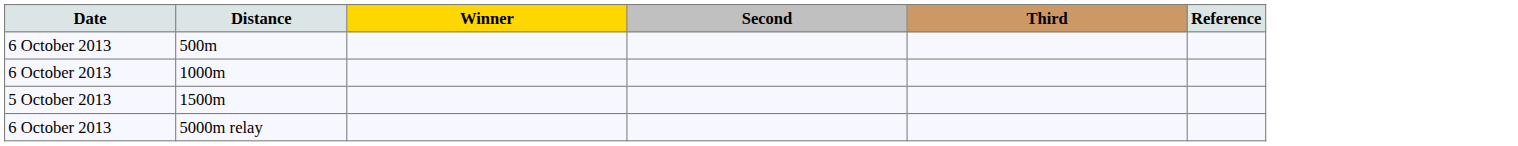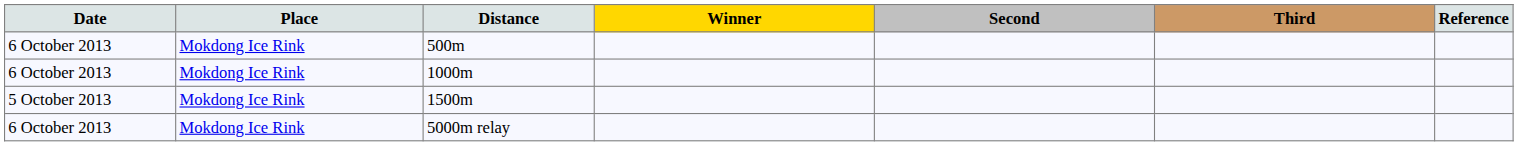+ column: (299, 18)
